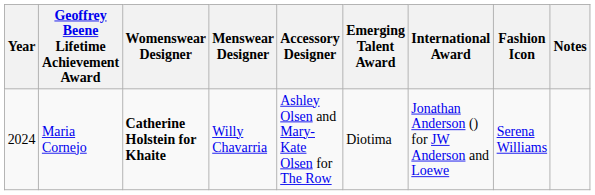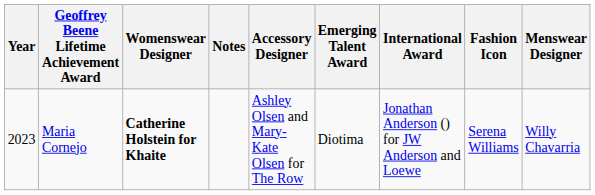columns swapped: (243, 46) <-> (570, 46)
(22, 139) 2024 -> (22, 139) 2023
